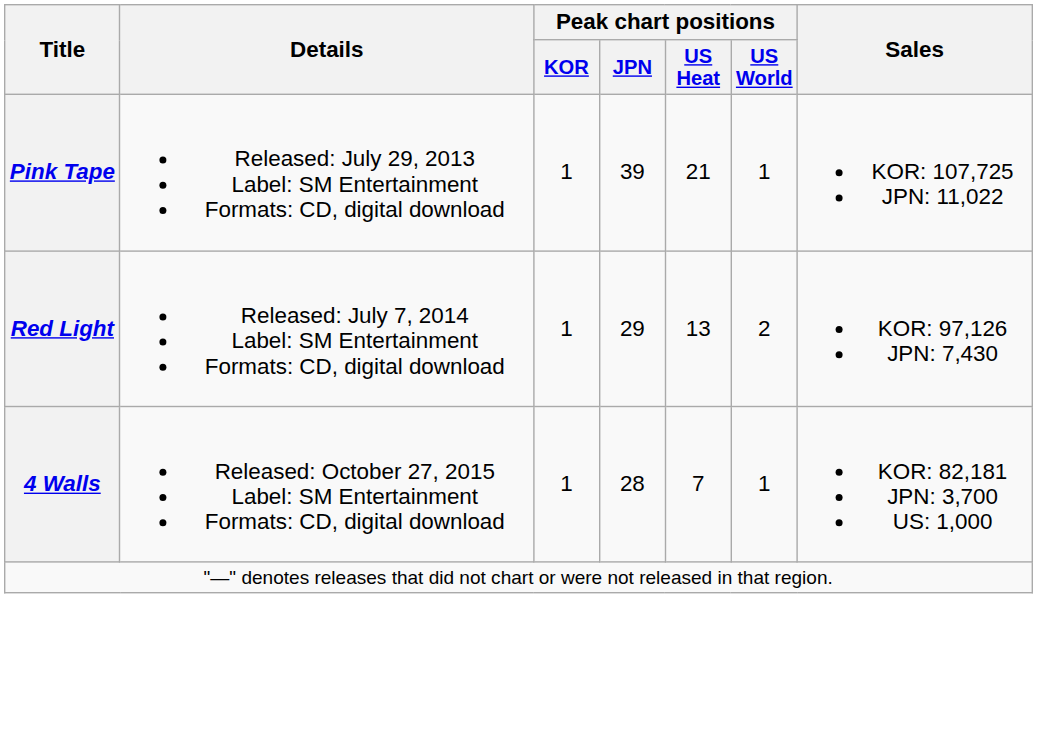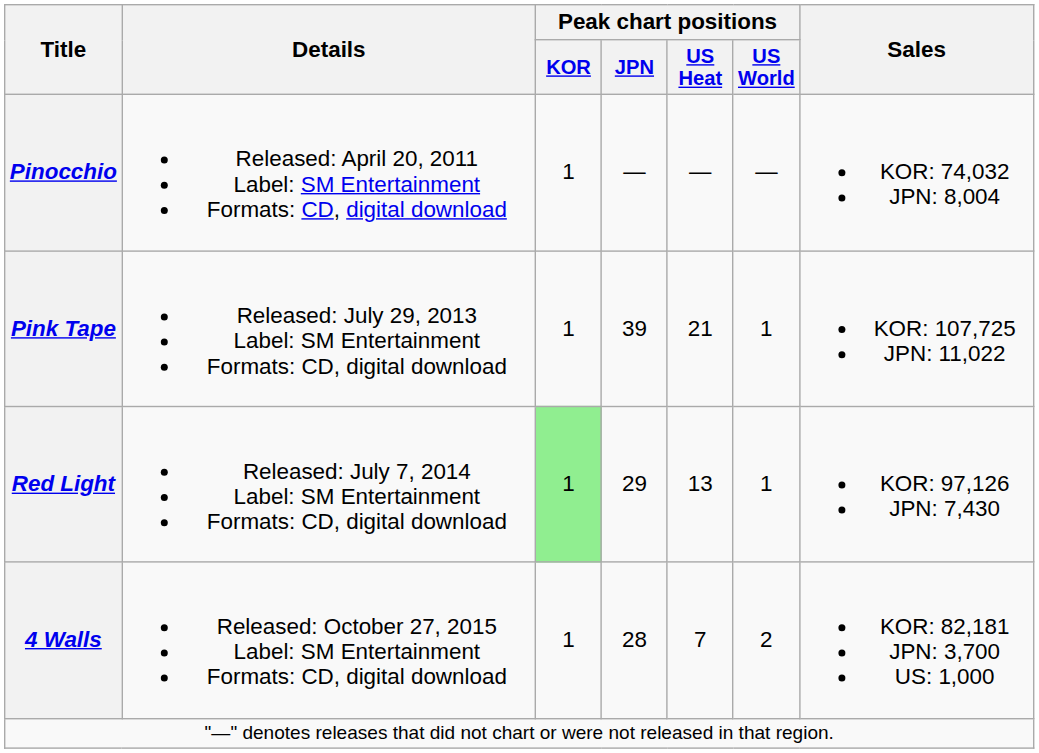+ row: (63, 172)
(566, 328) no background -> (569, 484) lightgreen background
(764, 328) 2 -> (766, 484) 1
(764, 484) 1 -> (766, 640) 2
